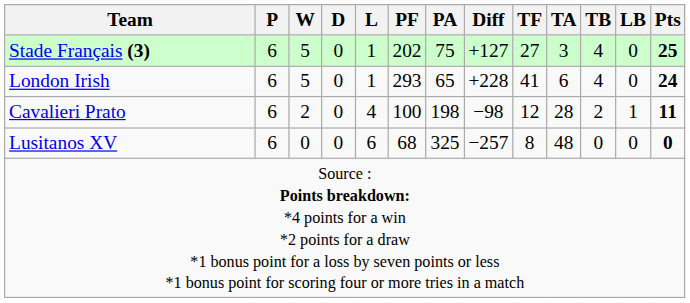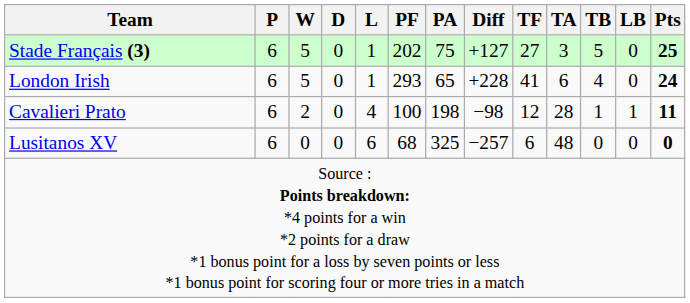(598, 50) 4 -> (598, 50) 5
(598, 111) 2 -> (598, 111) 1
(530, 142) 8 -> (530, 142) 6
